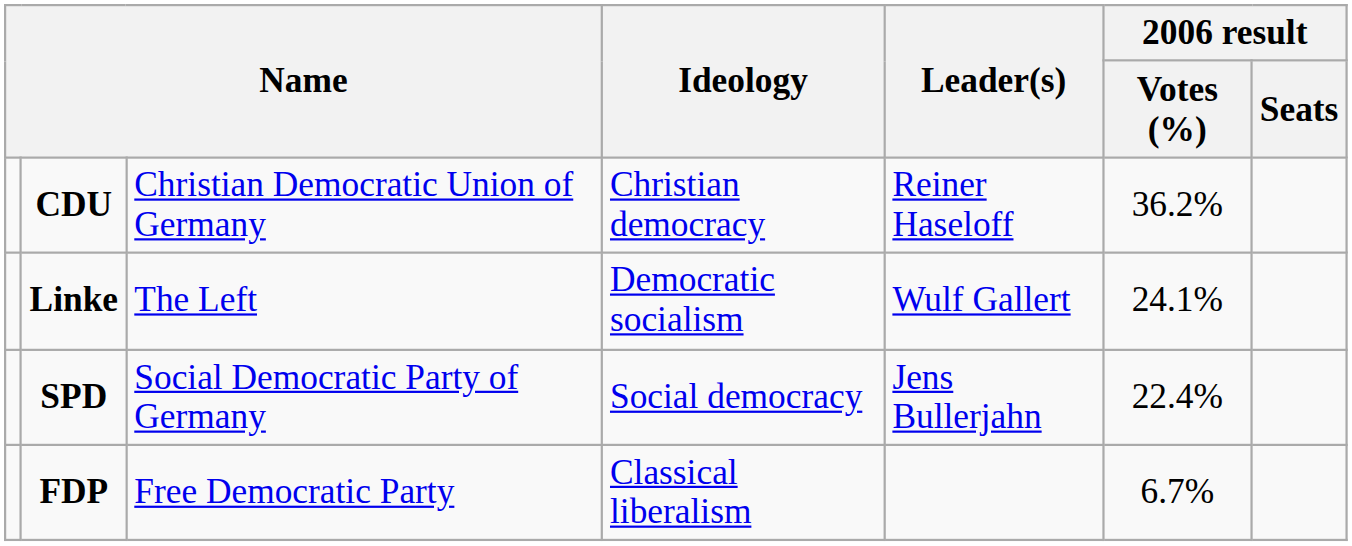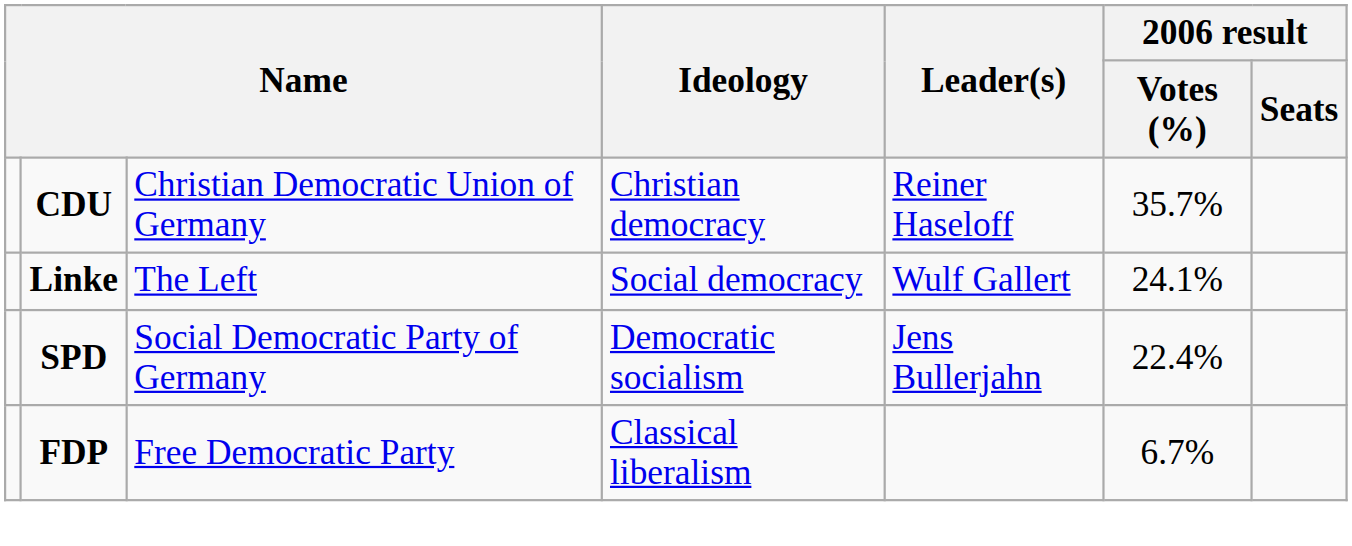(1177, 204) 36.2% -> (1177, 204) 35.7%
(692, 300) Democratic socialism -> (736, 280) Social democracy
(736, 396) Social democracy -> (692, 356) Democratic socialism
